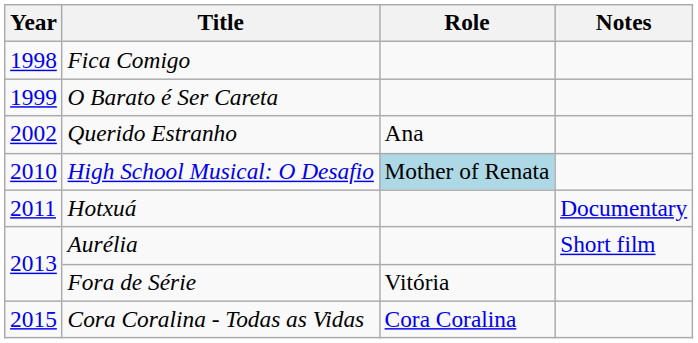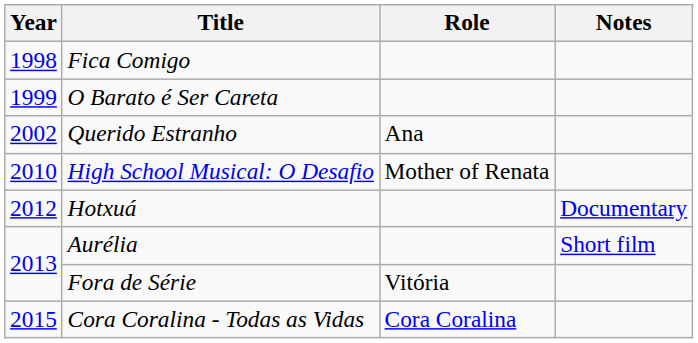(467, 171) lightblue background -> (467, 171) no background
(33, 208) 2011 -> (33, 208) 2012
